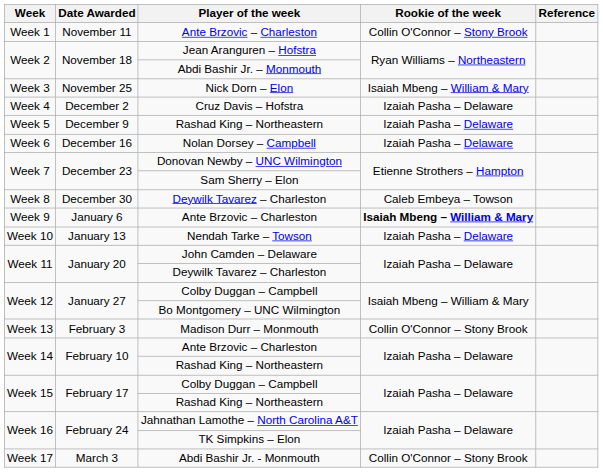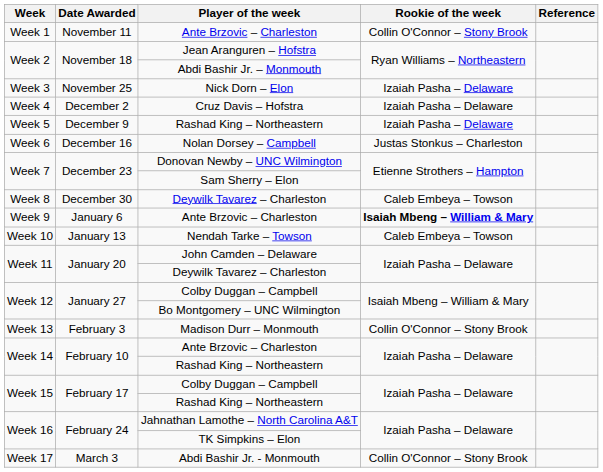(448, 87) Isaiah Mbeng – William & Mary -> (448, 87) Izaiah Pasha – Delaware
(448, 143) Izaiah Pasha – Delaware -> (448, 143) Justas Stonkus – Charleston
(448, 236) Izaiah Pasha – Delaware -> (448, 236) Caleb Embeya – Towson
